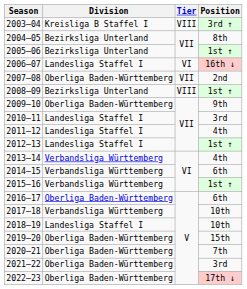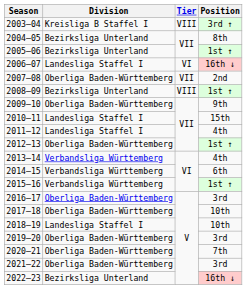(220, 118) 3rd -> (220, 118) 15th
(94, 144) Landesliga Staffel I -> (109, 144) Oberliga Baden-Württemberg
(220, 198) 6th -> (220, 198) 3rd
(104, 211) Verbandsliga Württemberg -> (109, 211) Oberliga Baden-Württemberg
(220, 238) 15th -> (220, 238) 3rd
(109, 278) Oberliga Baden-Württemberg -> (96, 278) Bezirksliga Unterland
(220, 278) 17th ↓ -> (220, 278) 16th ↓
